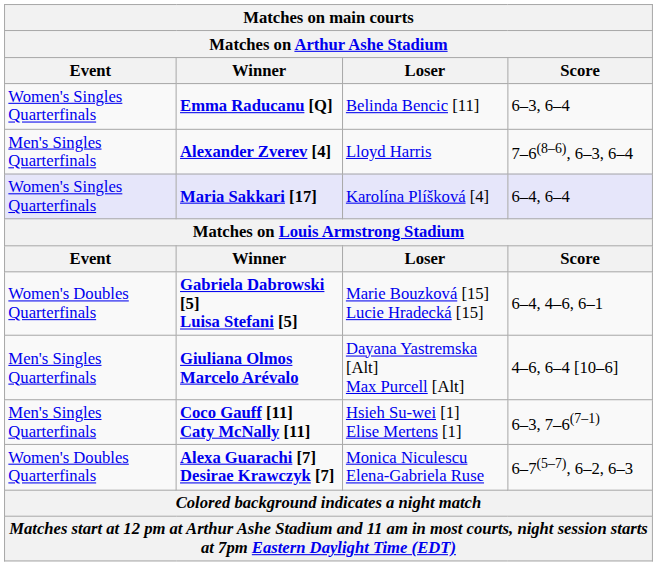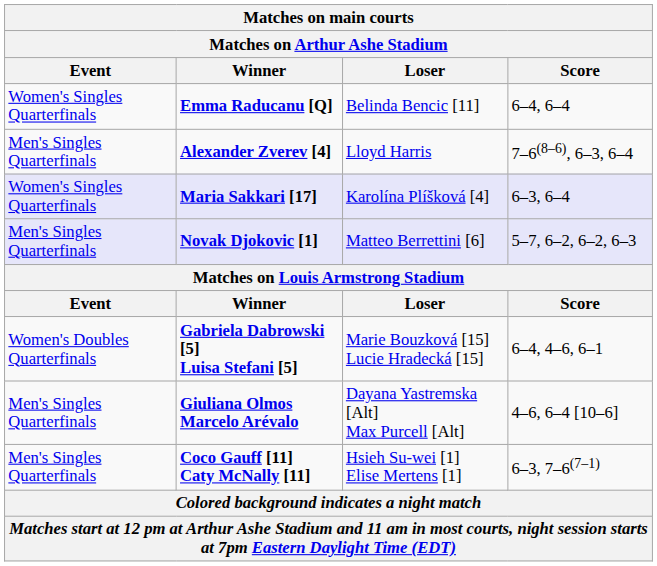(541, 106) 6–3, 6–4 -> (541, 106) 6–4, 6–4
(541, 196) 6–4, 6–4 -> (541, 196) 6–3, 6–4
+ row: (249, 241)
- row: (257, 467)
